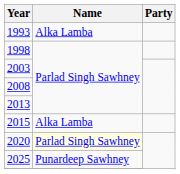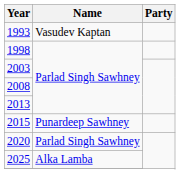(64, 31) Alka Lamba -> (73, 31) Vasudev Kaptan
(64, 123) Alka Lamba -> (82, 123) Punardeep Sawhney
(88, 141) lightyellow background -> (88, 141) no background
(82, 159) Punardeep Sawhney -> (64, 159) Alka Lamba
